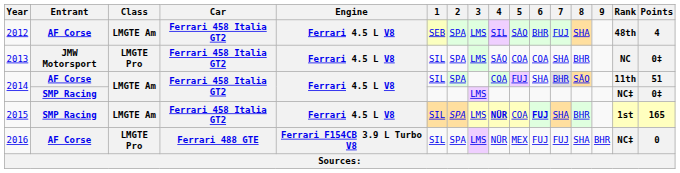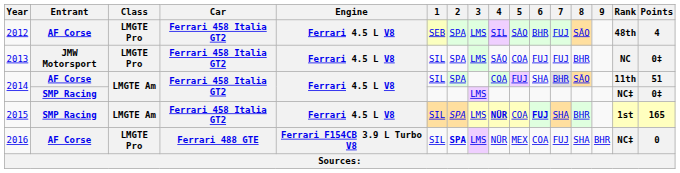(134, 32) LMGTE Am -> (134, 32) LMGTE Pro
(581, 32) SHA -> (581, 32) SÃO
(540, 58) COA -> (540, 58) FUJ
(561, 58) SHA -> (561, 58) FUJ
(458, 140) normal -> (458, 140) bold
(540, 140) FUJ -> (540, 140) COA
